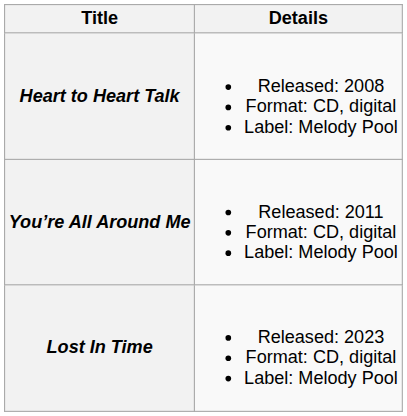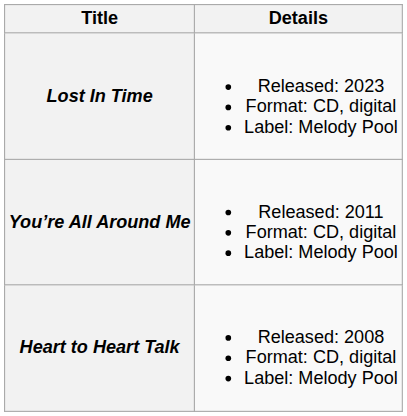rows swapped: (100, 96) <-> (100, 347)
